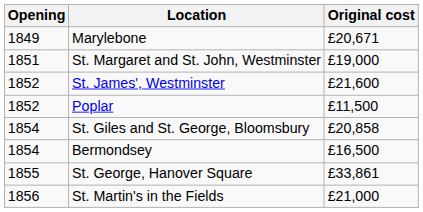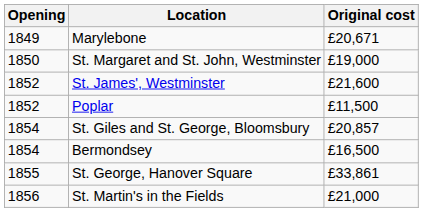(24, 60) 1851 -> (24, 60) 1850
(353, 128) £20,858 -> (353, 128) £20,857
